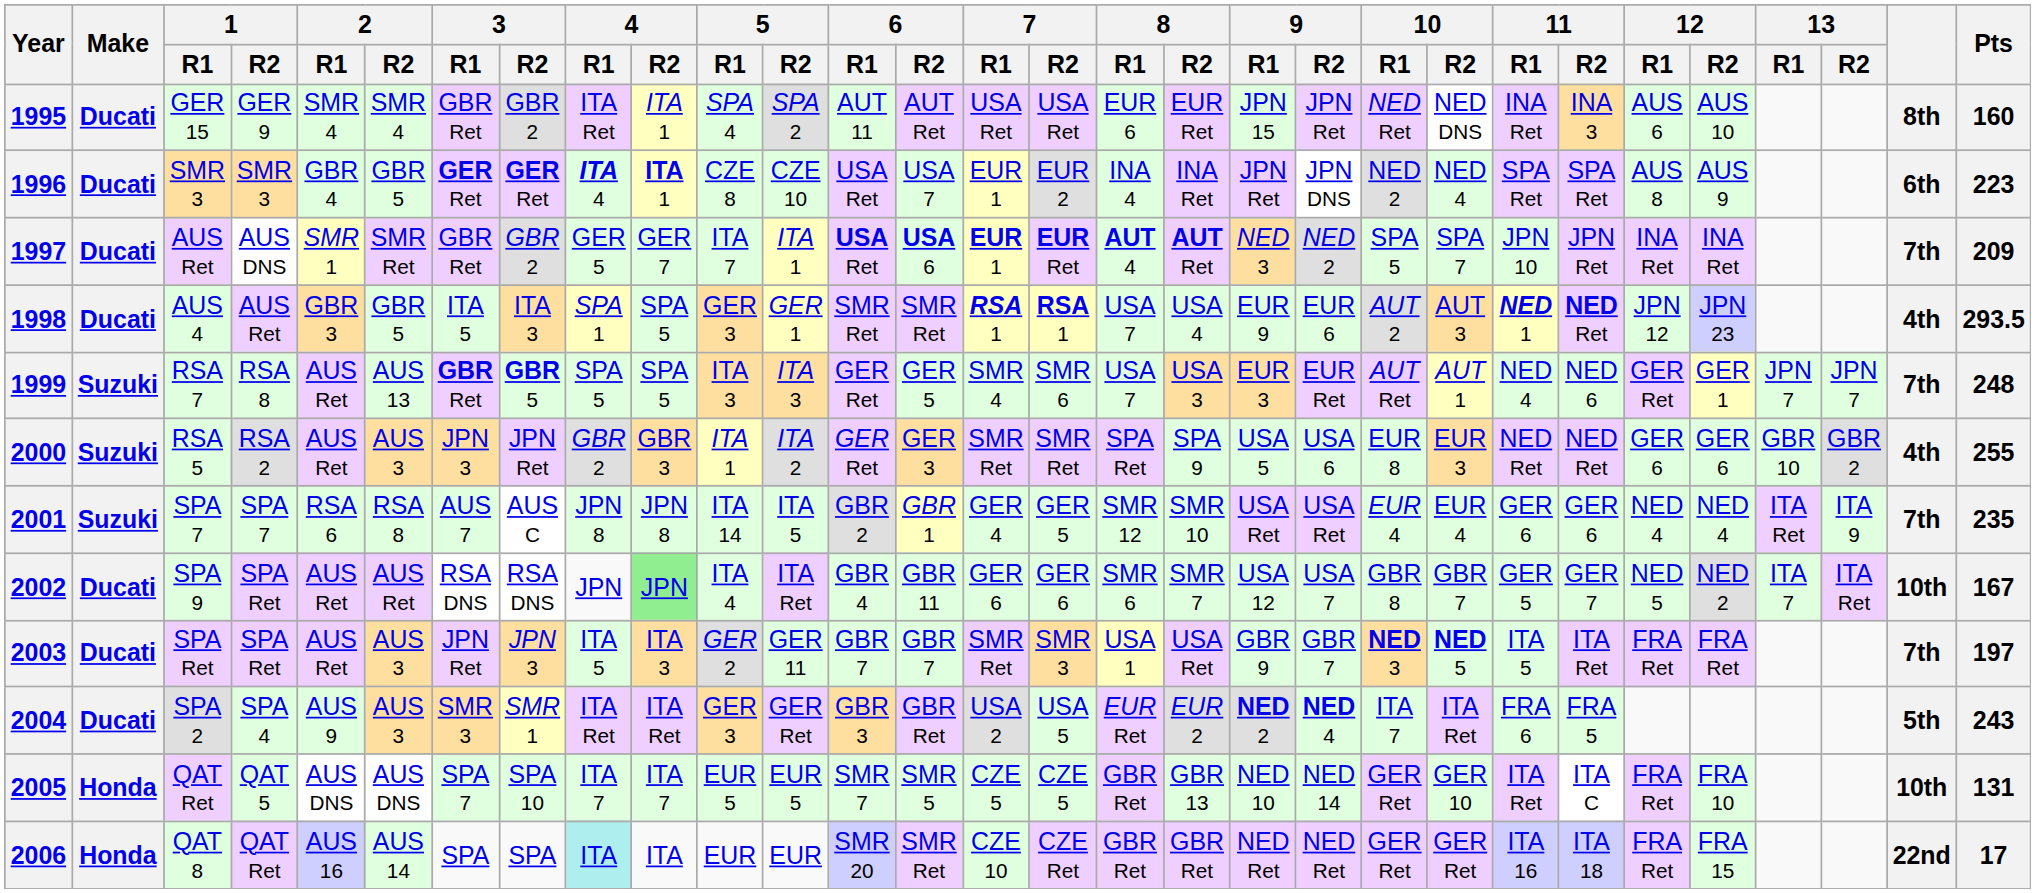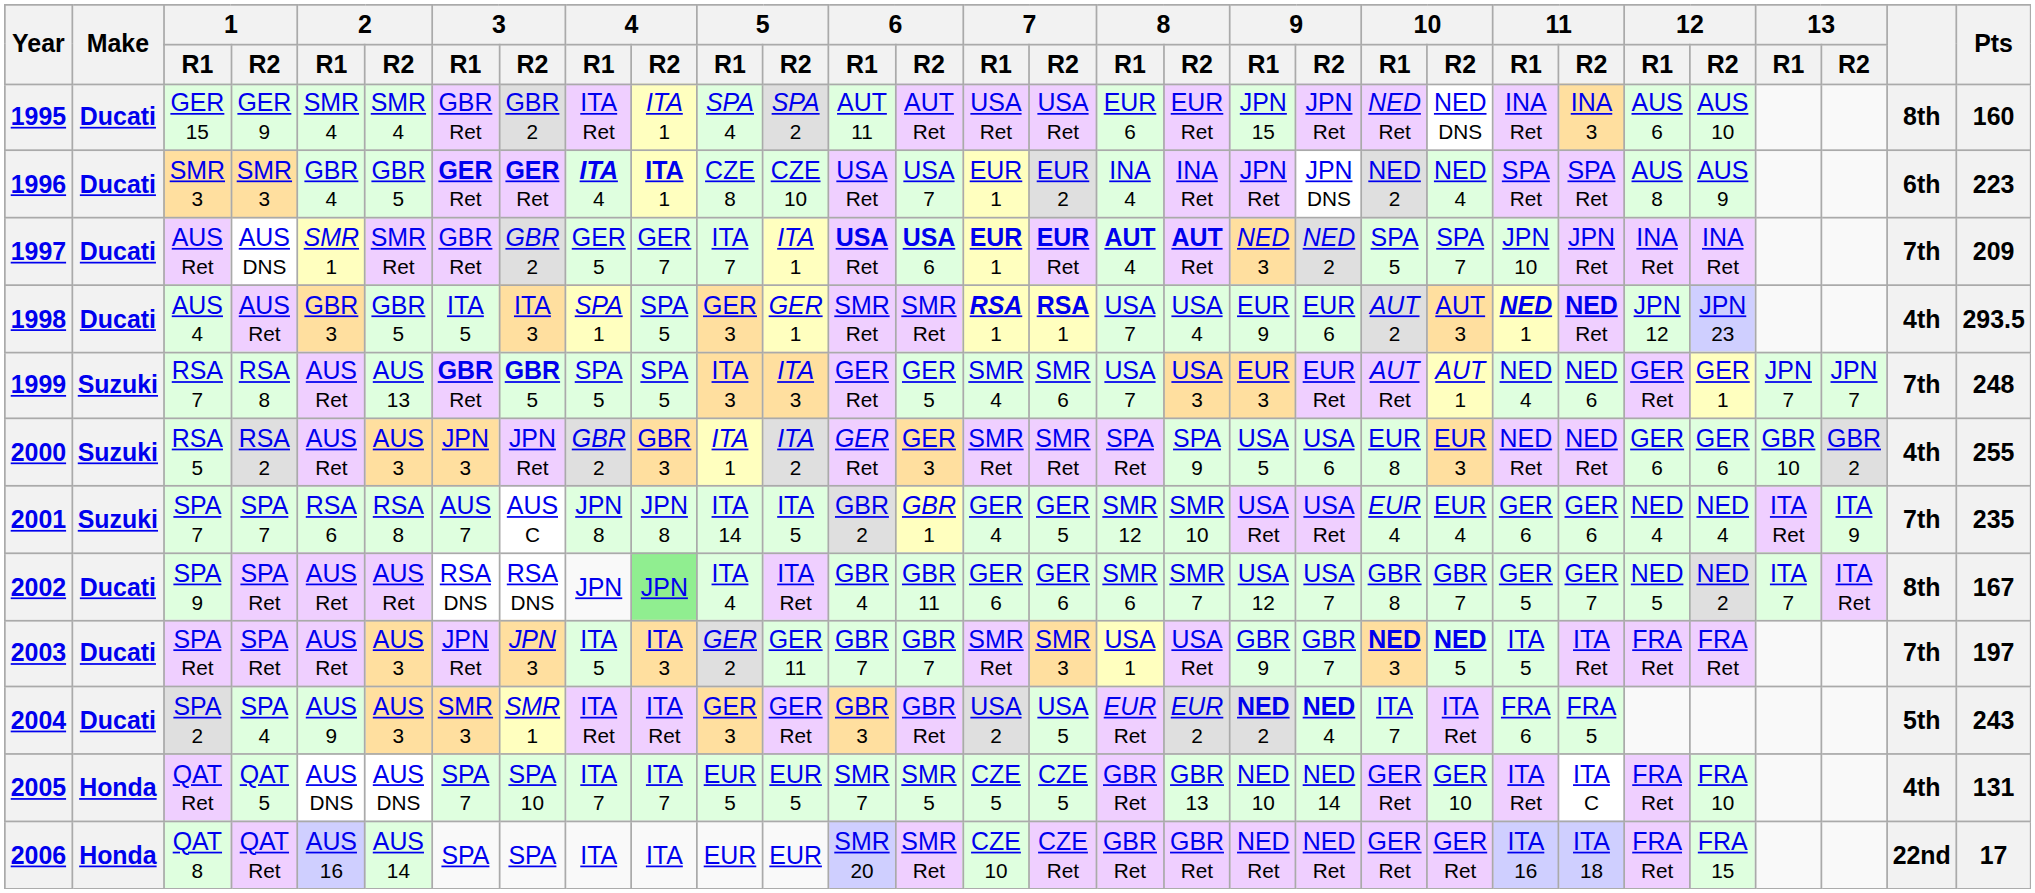(1922, 587) 10th -> (1922, 587) 8th
(1922, 788) 10th -> (1922, 788) 4th
(599, 855) paleturquoise background -> (599, 855) no background
